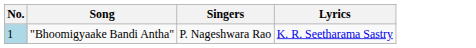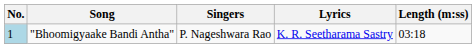+ column: (434, 14)
